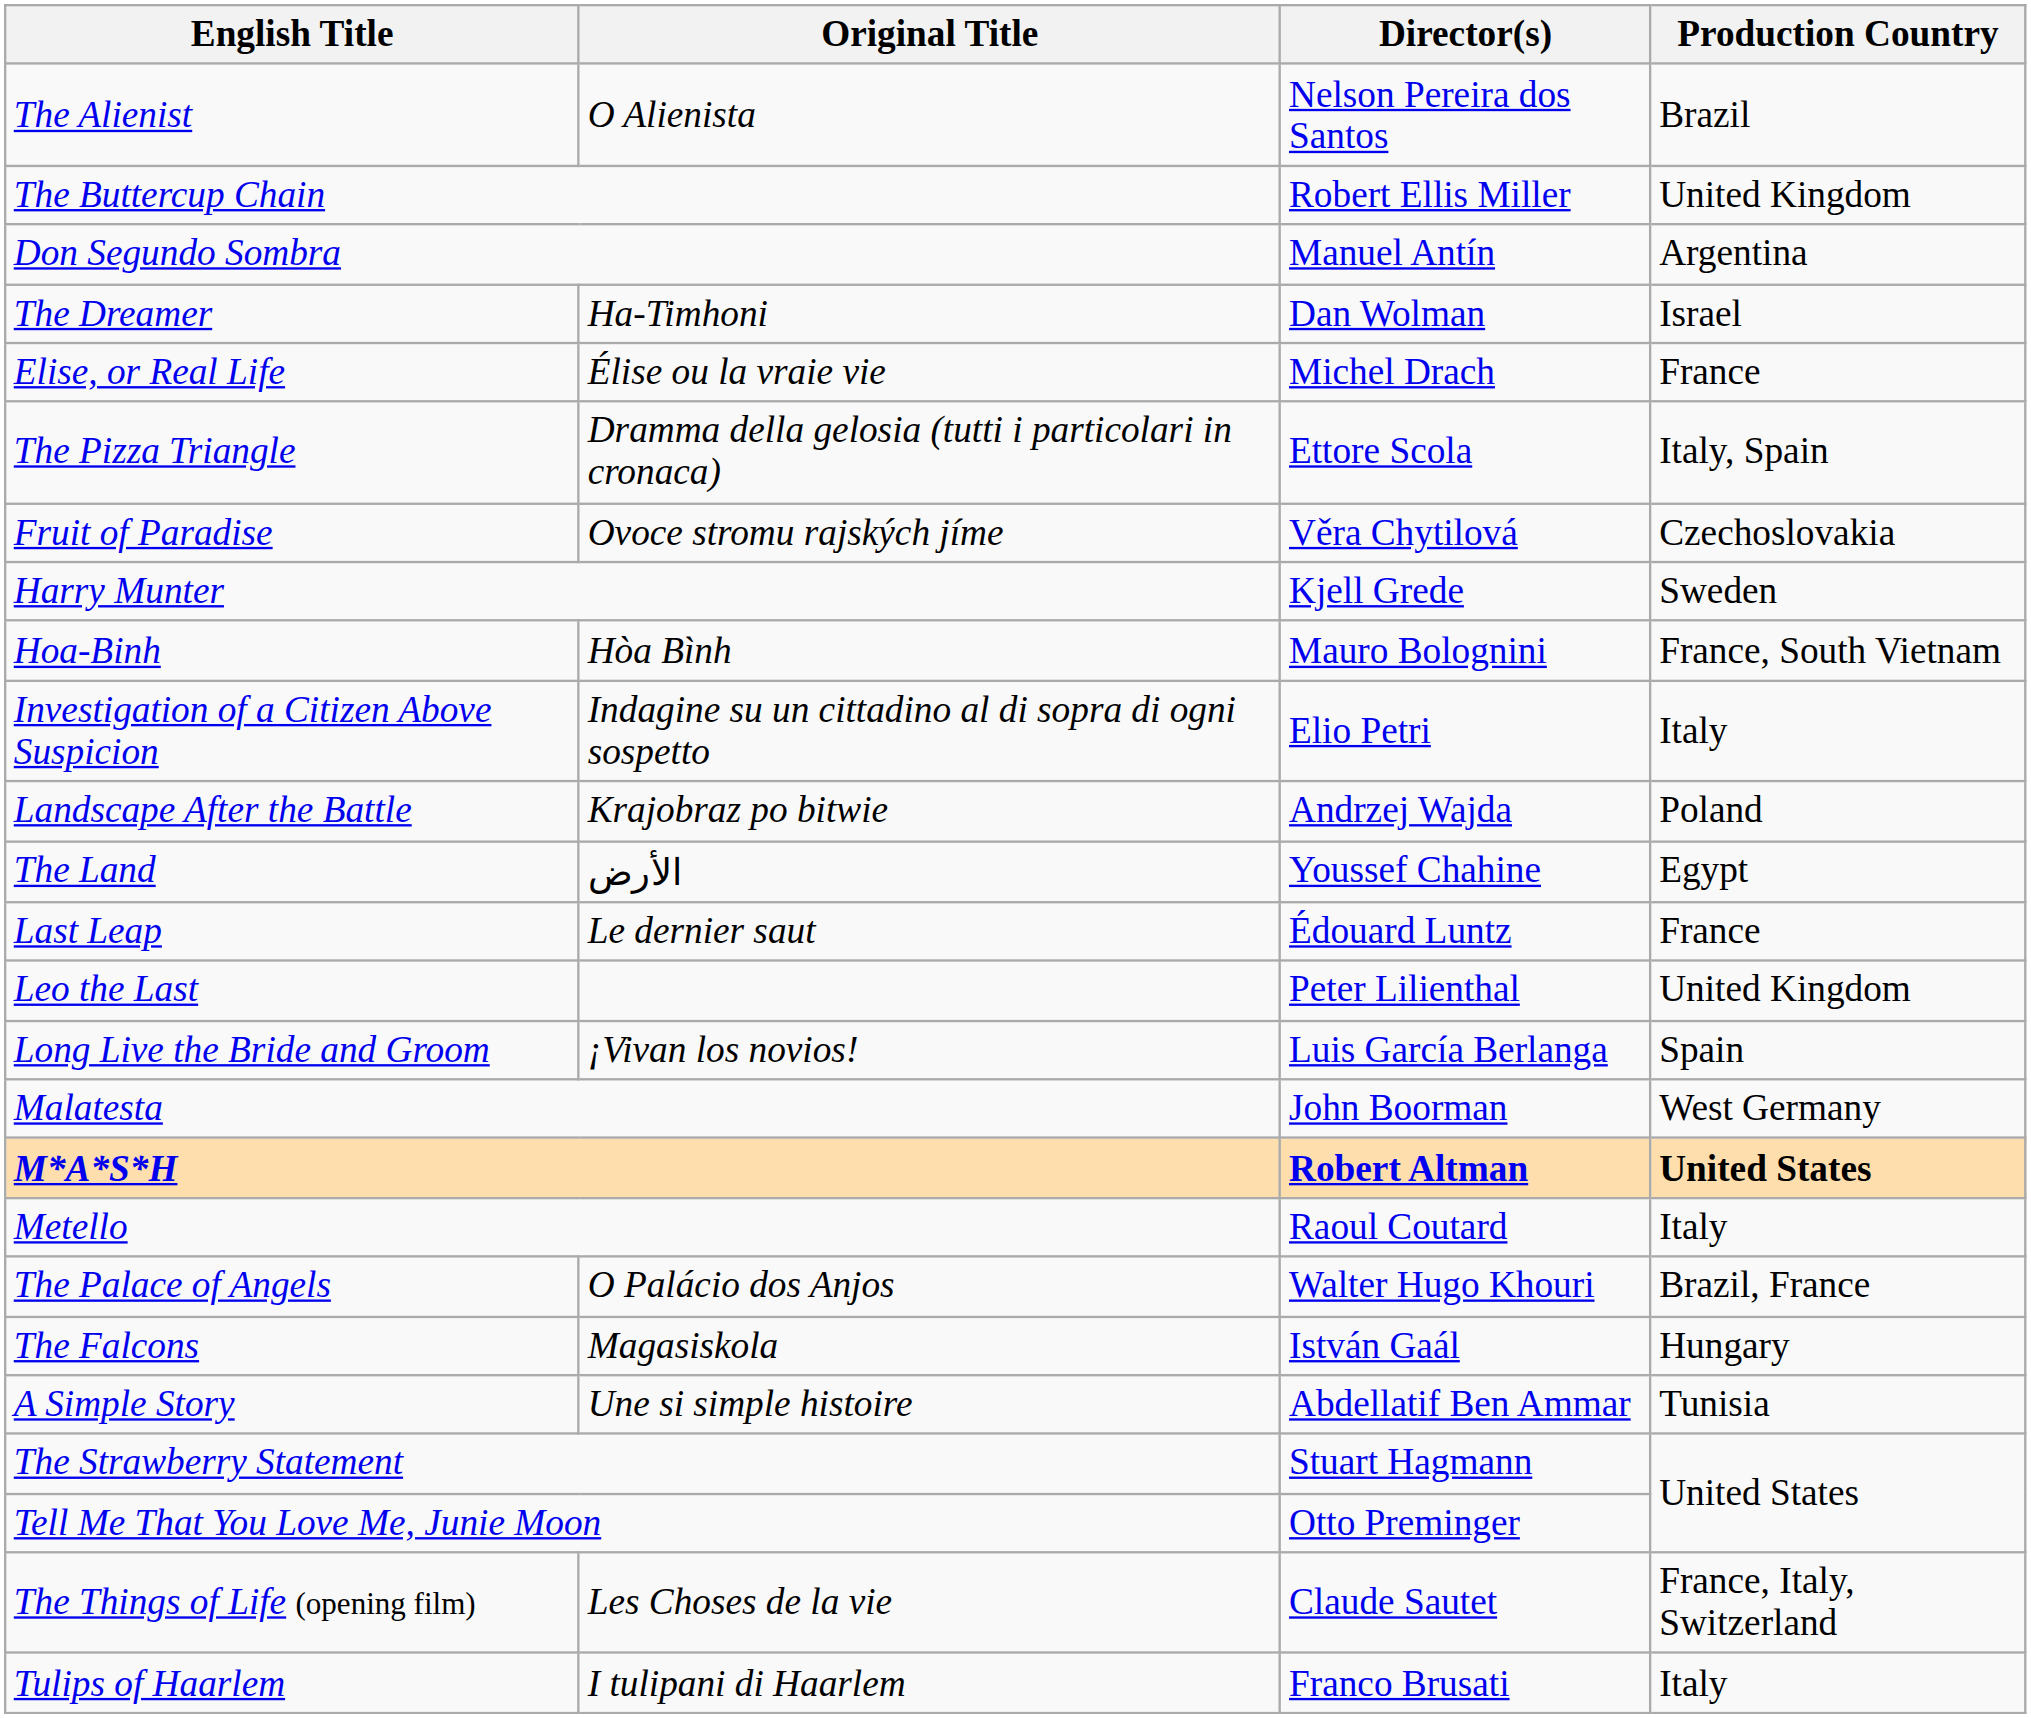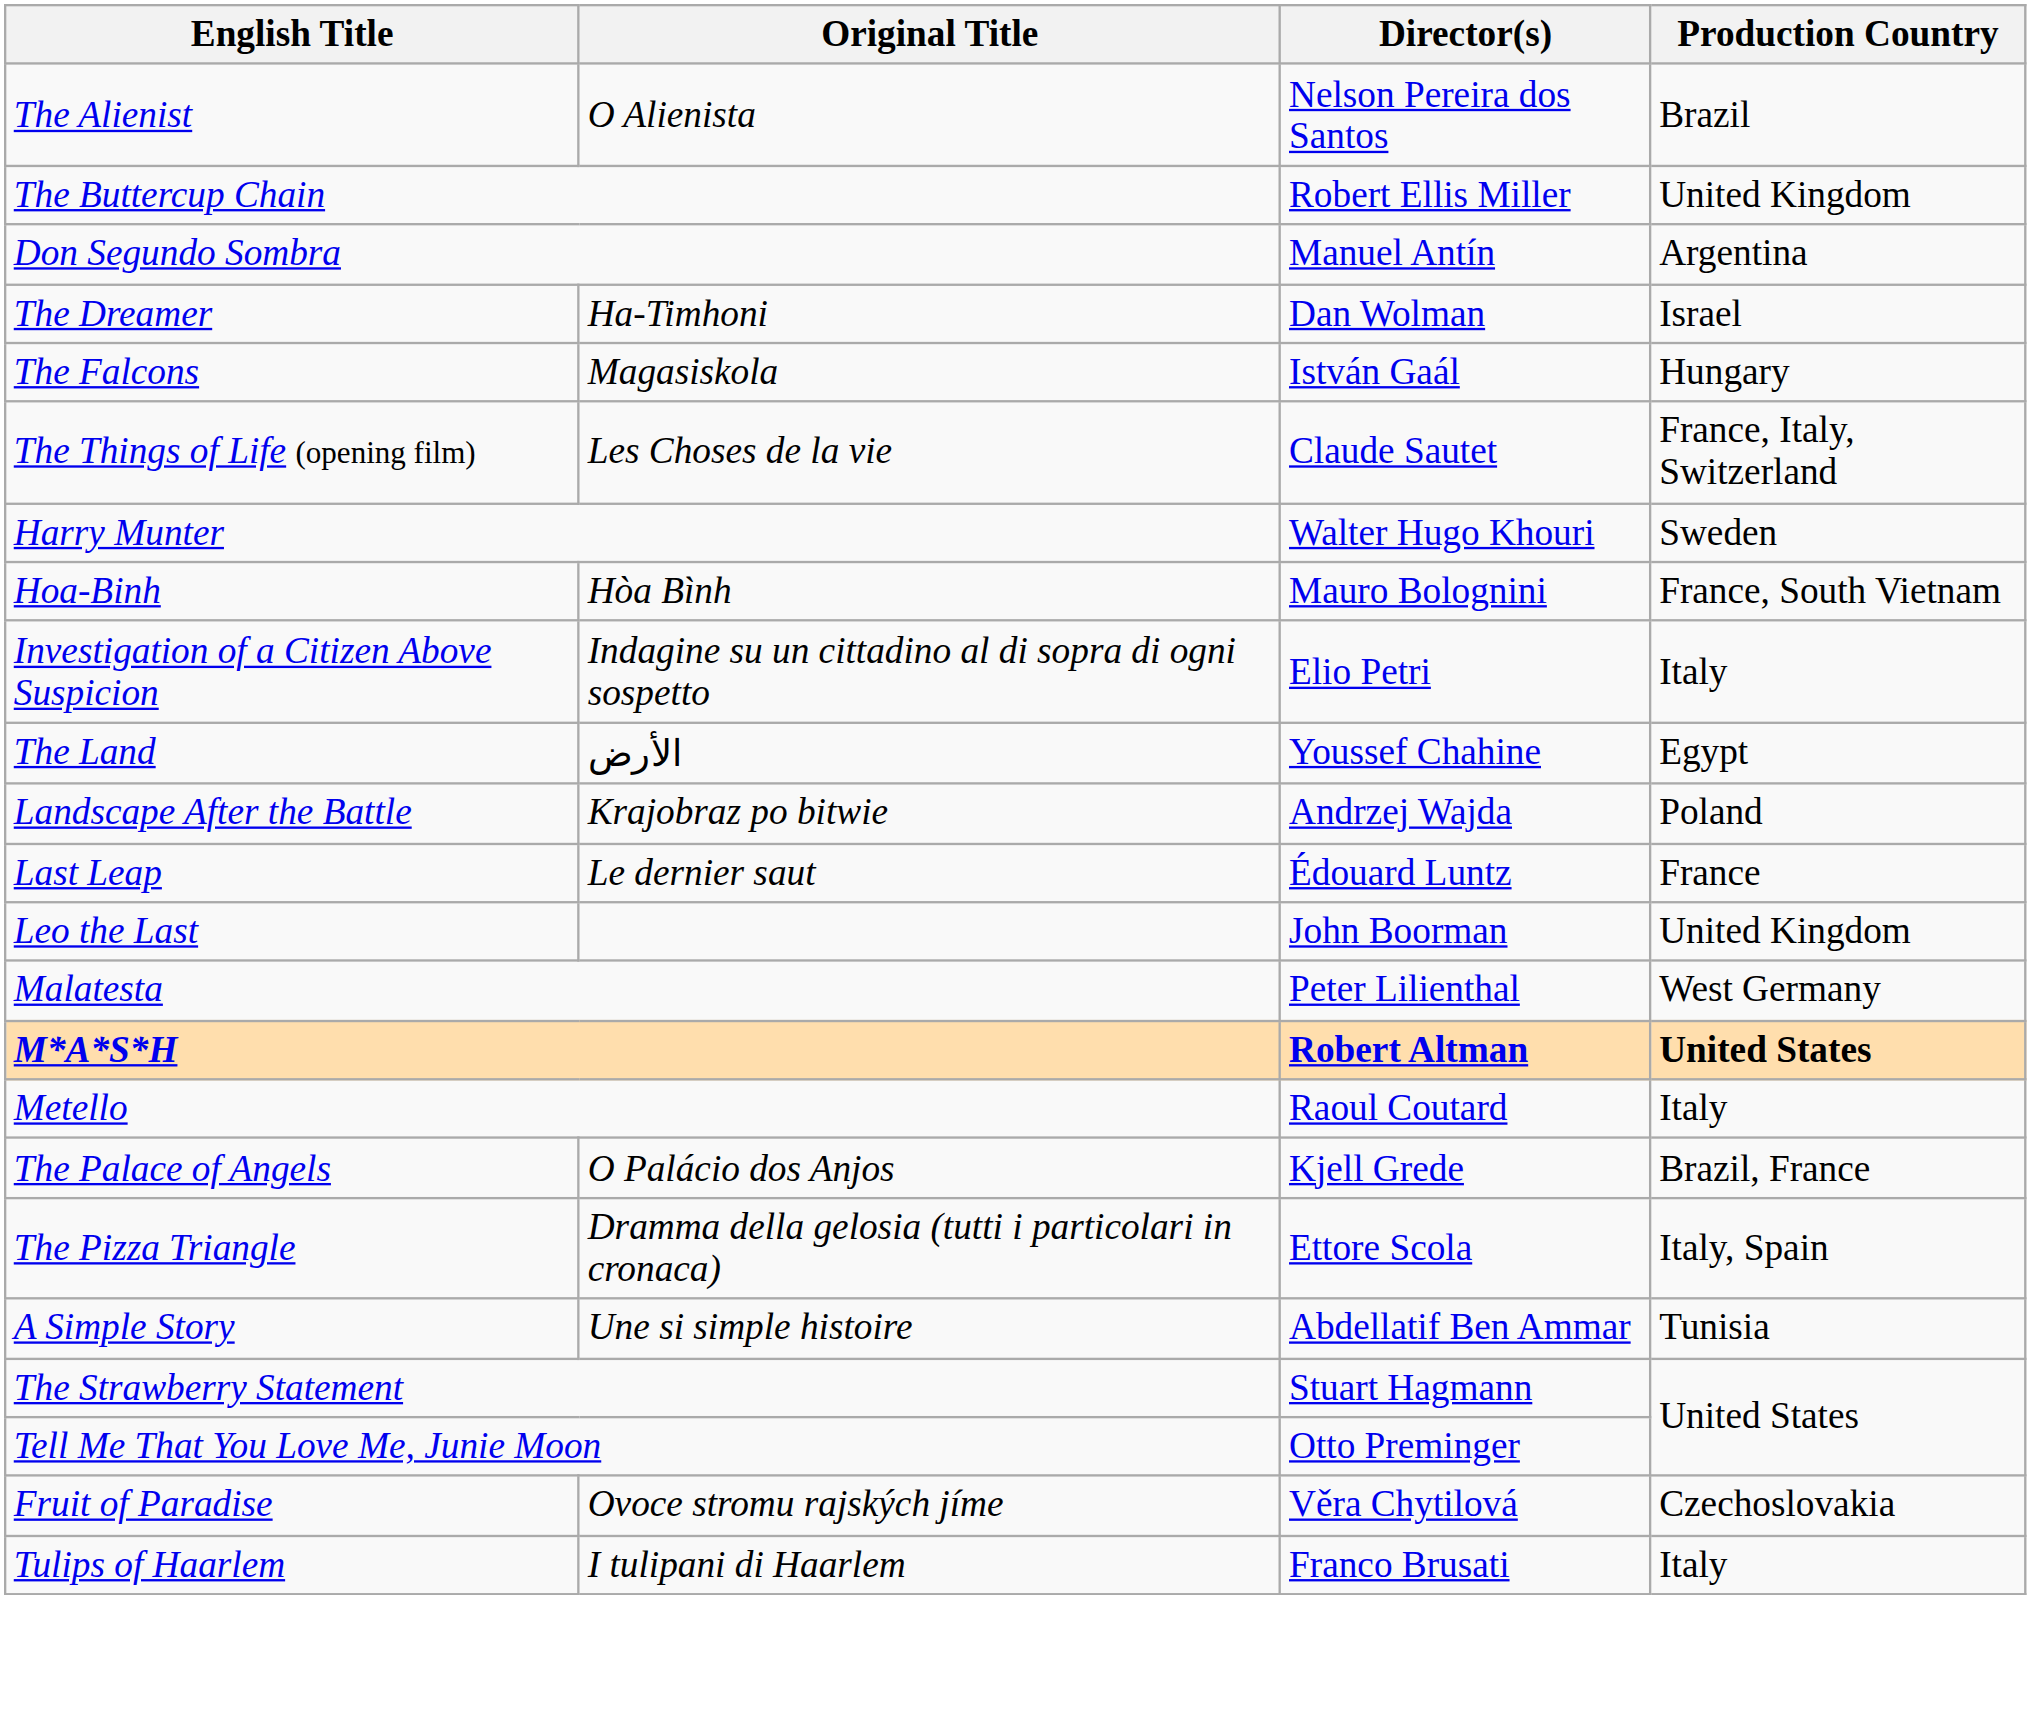- row: (149, 371)
rows swapped: (106, 1344) <-> (155, 451)
rows swapped: (143, 531) <-> (245, 1602)
(1376, 590) Kjell Grede -> (1442, 531) Walter Hugo Khouri
rows swapped: (85, 870) <-> (213, 810)
(1404, 989) Peter Lilienthal -> (1398, 930) John Boorman
- row: (252, 1049)
(1398, 1108) John Boorman -> (1404, 989) Peter Lilienthal
(1442, 1285) Walter Hugo Khouri -> (1376, 1167) Kjell Grede
